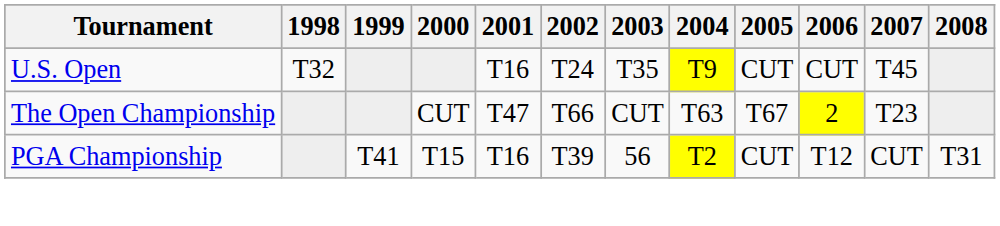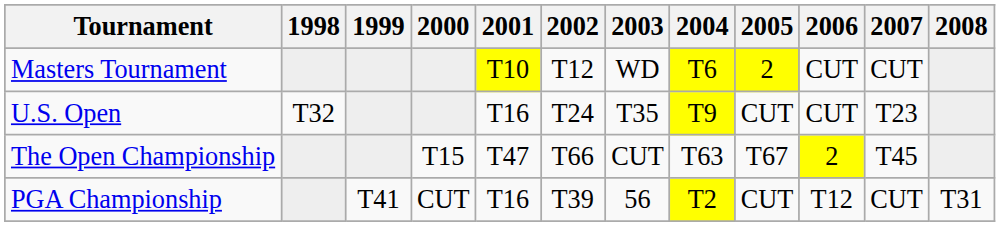+ row: (119, 69)
(897, 69) T45 -> (897, 113) T23
(443, 113) CUT -> (443, 156) T15
(897, 113) T23 -> (897, 156) T45
(443, 156) T15 -> (443, 199) CUT
